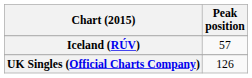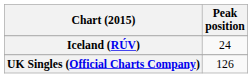(225, 45) 57 -> (225, 45) 24
